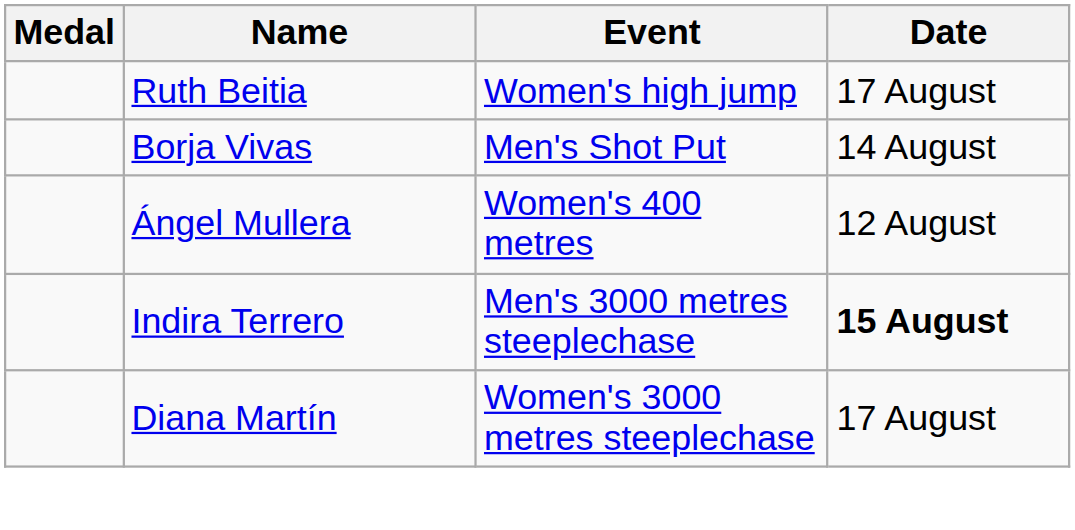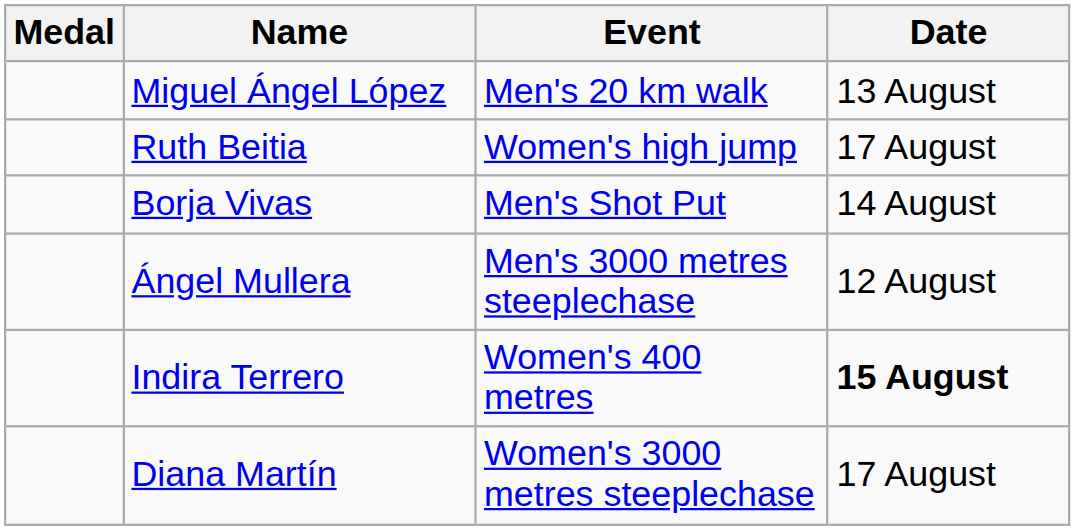+ row: (289, 89)
(593, 223) Women's 400 metres -> (636, 280) Men's 3000 metres steeplechase
(636, 320) Men's 3000 metres steeplechase -> (593, 377) Women's 400 metres
